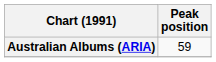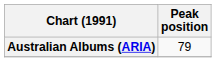(185, 47) 59 -> (185, 47) 79
